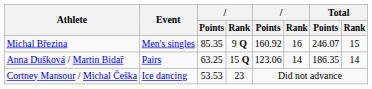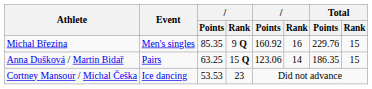(326, 44) 246.07 -> (326, 44) 229.76
(355, 60) 14 -> (355, 60) 15
